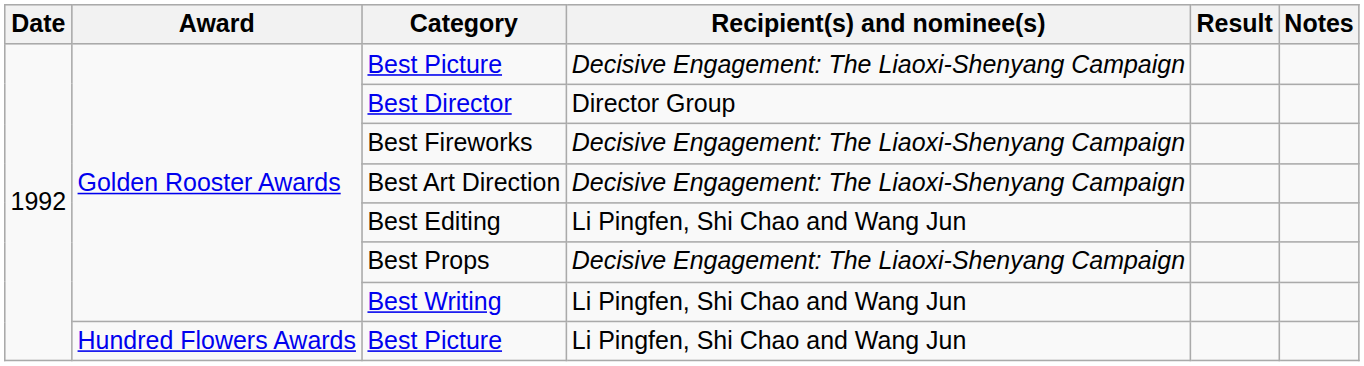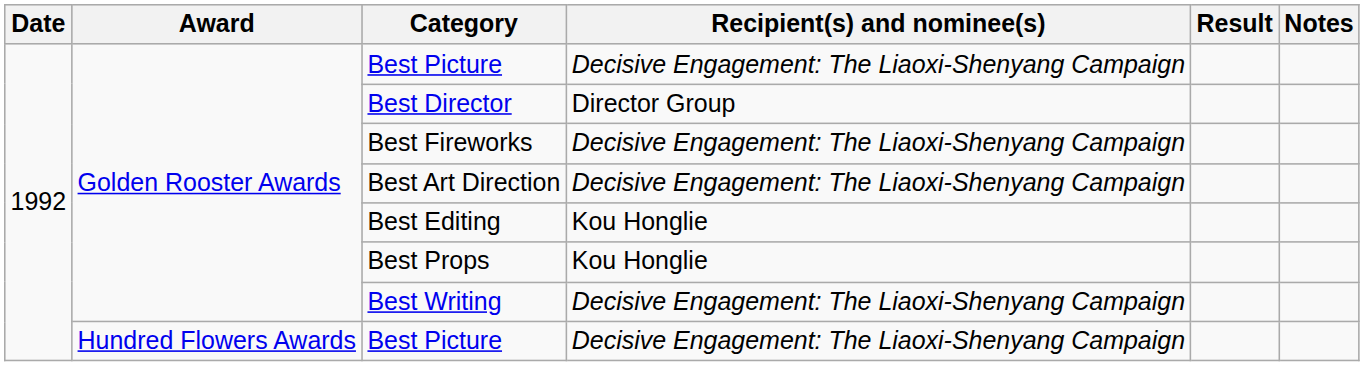(769, 222) Li Pingfen, Shi Chao and Wang Jun -> (640, 222) Kou Honglie
(878, 261) Decisive Engagement: The Liaoxi-Shenyang Campaign -> (640, 261) Kou Honglie
(769, 301) Li Pingfen, Shi Chao and Wang Jun -> (878, 301) Decisive Engagement: The Liaoxi-Shenyang Campaign
(769, 340) Li Pingfen, Shi Chao and Wang Jun -> (878, 340) Decisive Engagement: The Liaoxi-Shenyang Campaign
